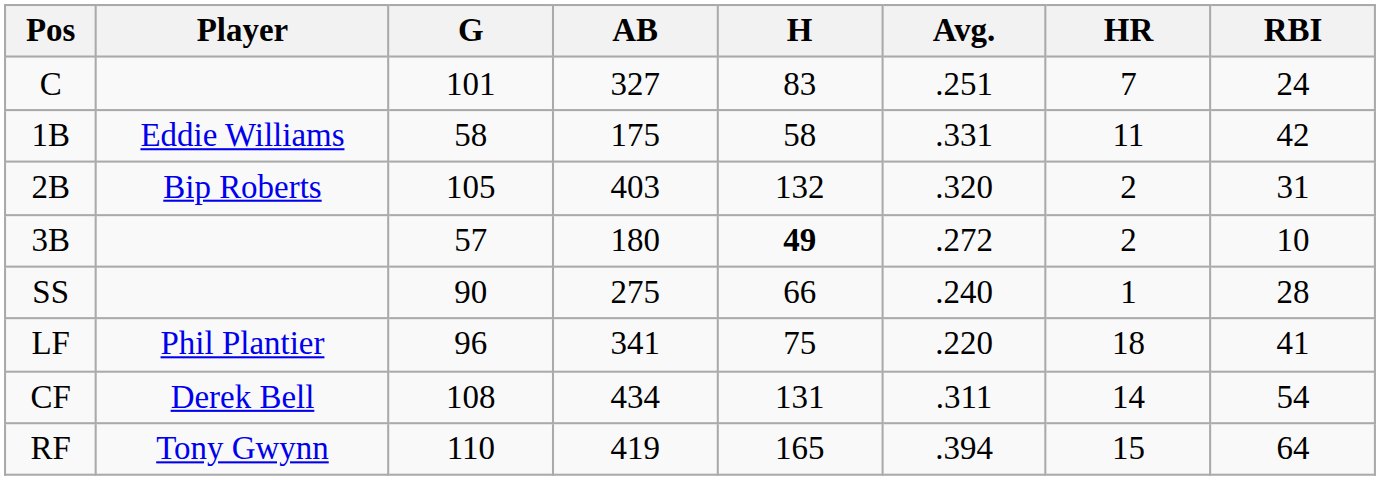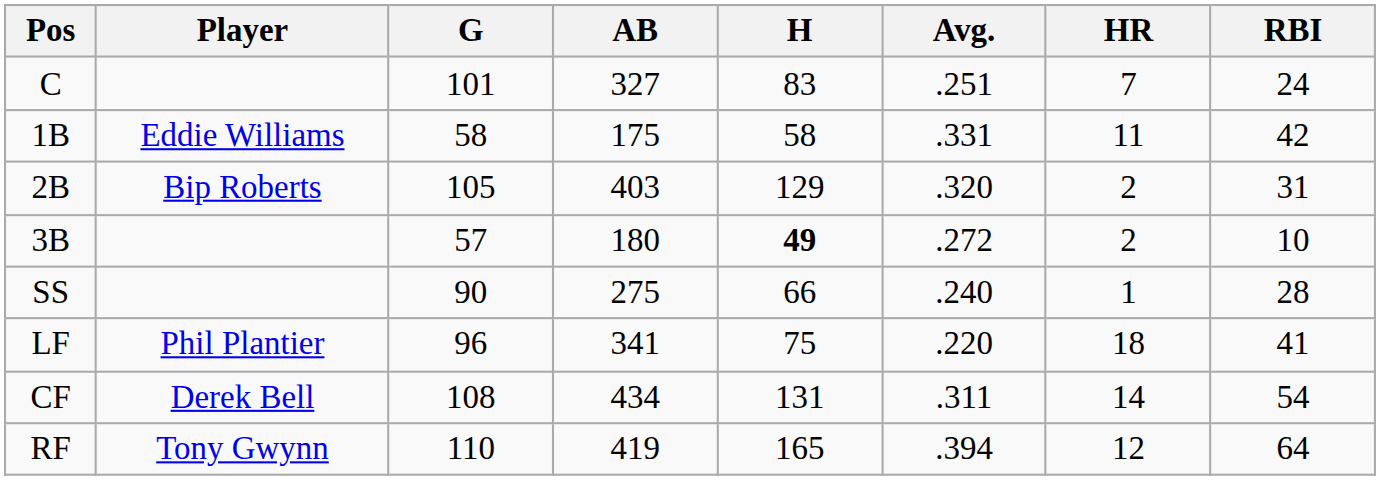(800, 187) 132 -> (800, 187) 129
(1128, 448) 15 -> (1128, 448) 12
